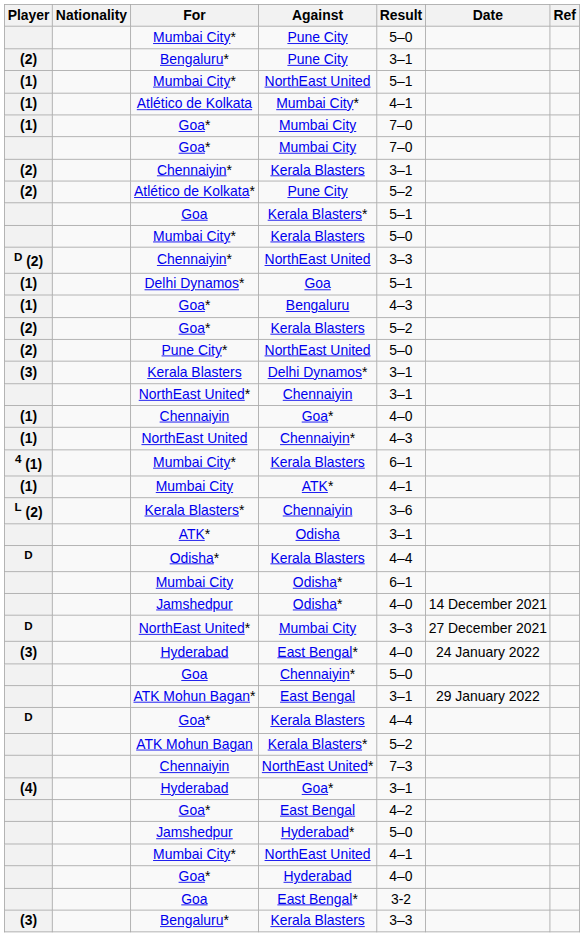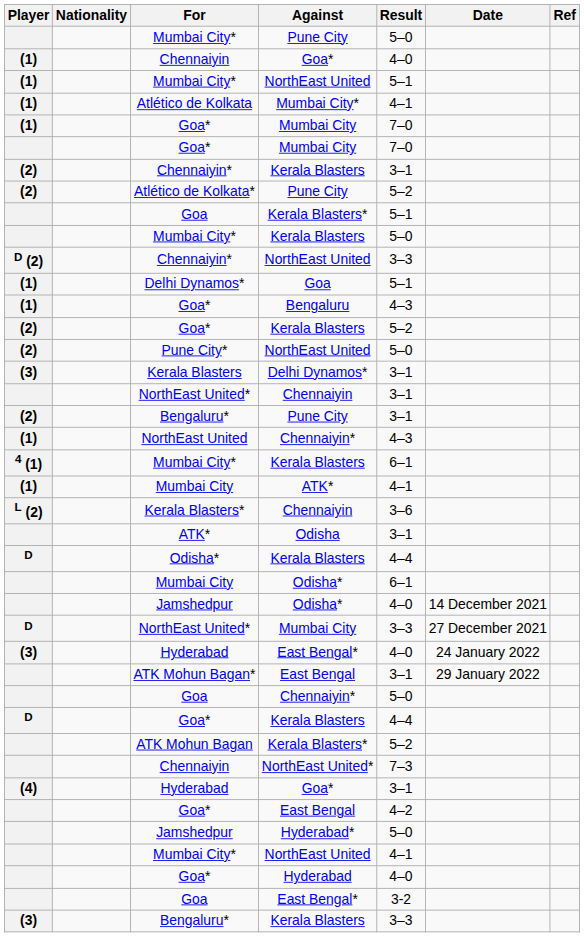rows swapped: (194, 416) <-> (194, 59)
rows swapped: (194, 696) <-> (194, 674)
